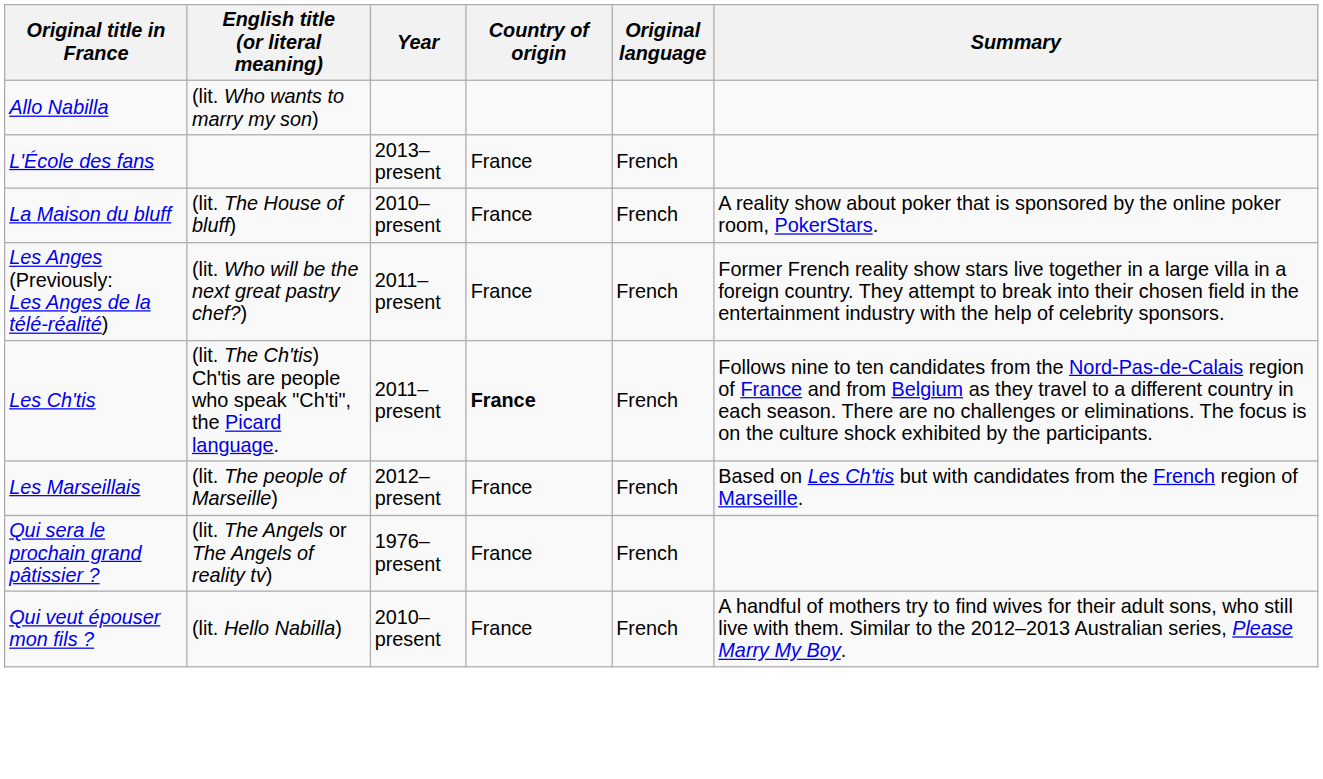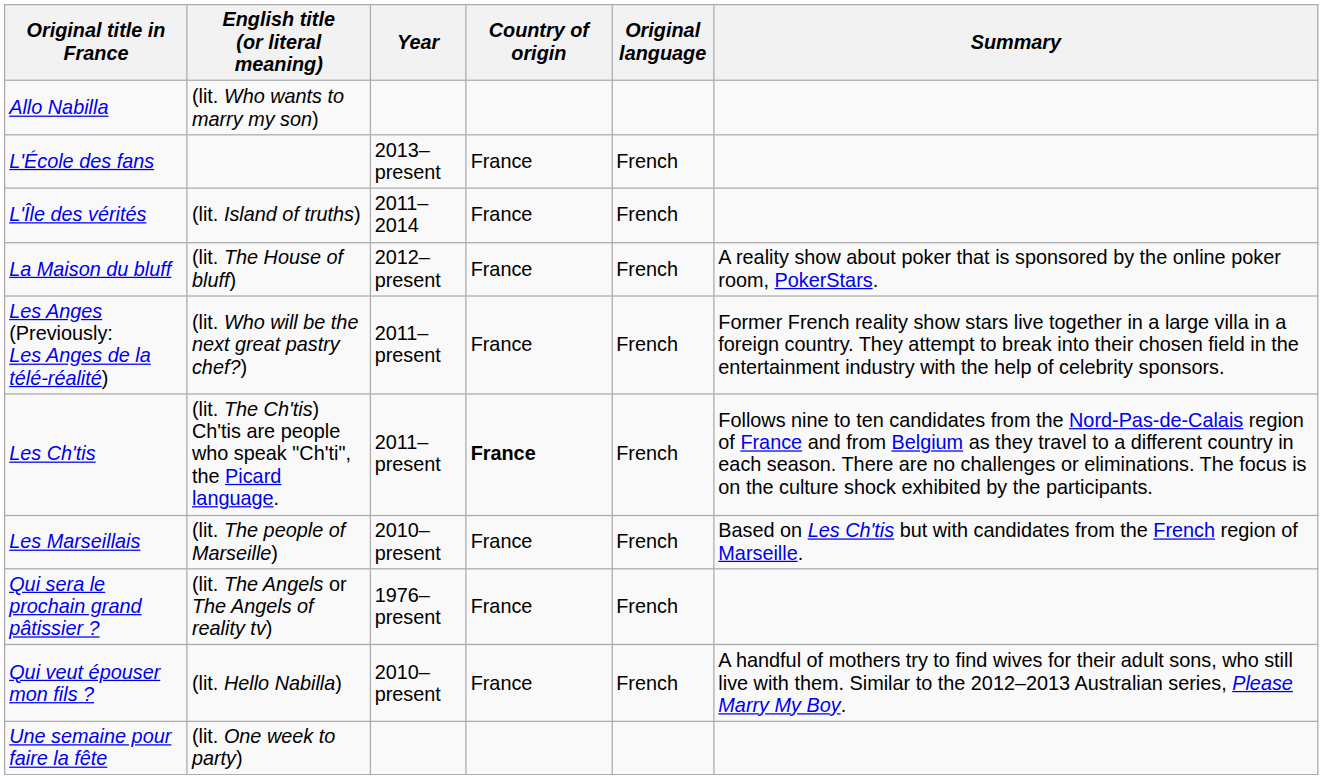+ row: (78, 215)
(408, 215) 2010–present -> (408, 268) 2012–present
(408, 488) 2012–present -> (408, 541) 2010–present
+ row: (90, 747)
